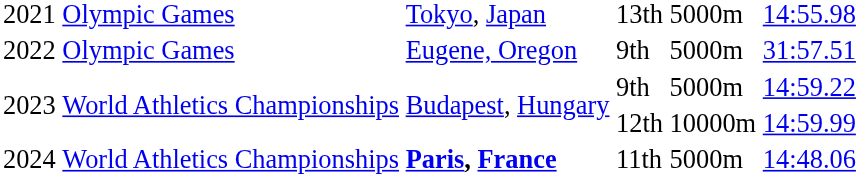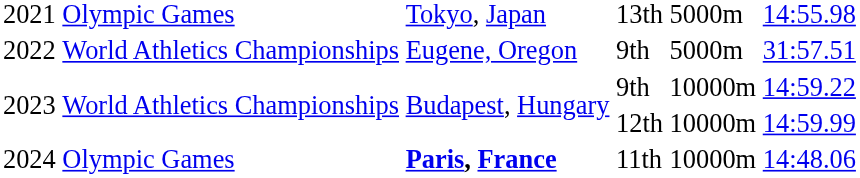(148, 50) Olympic Games -> (231, 50) World Athletics Championships
(706, 87) 5000m -> (713, 87) 10000m
(231, 159) World Athletics Championships -> (148, 159) Olympic Games
(706, 159) 5000m -> (713, 159) 10000m
